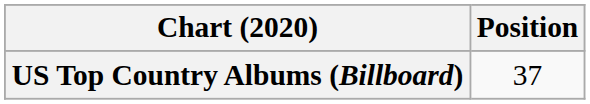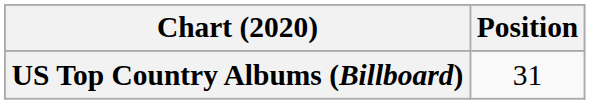(528, 74) 37 -> (528, 74) 31
